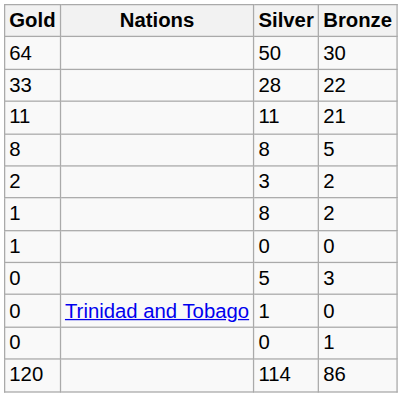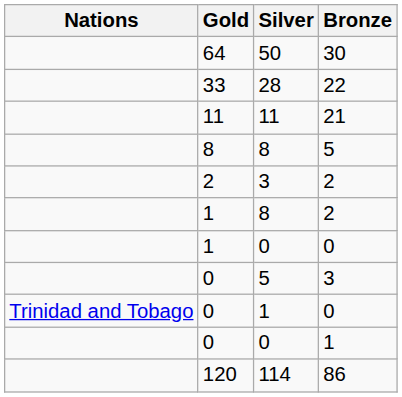columns swapped: (157, 20) <-> (32, 20)
